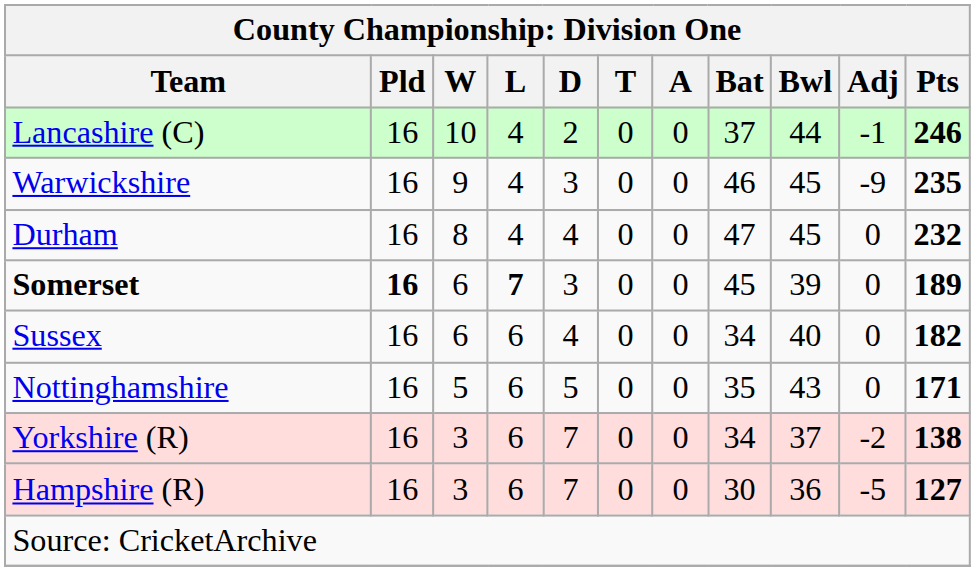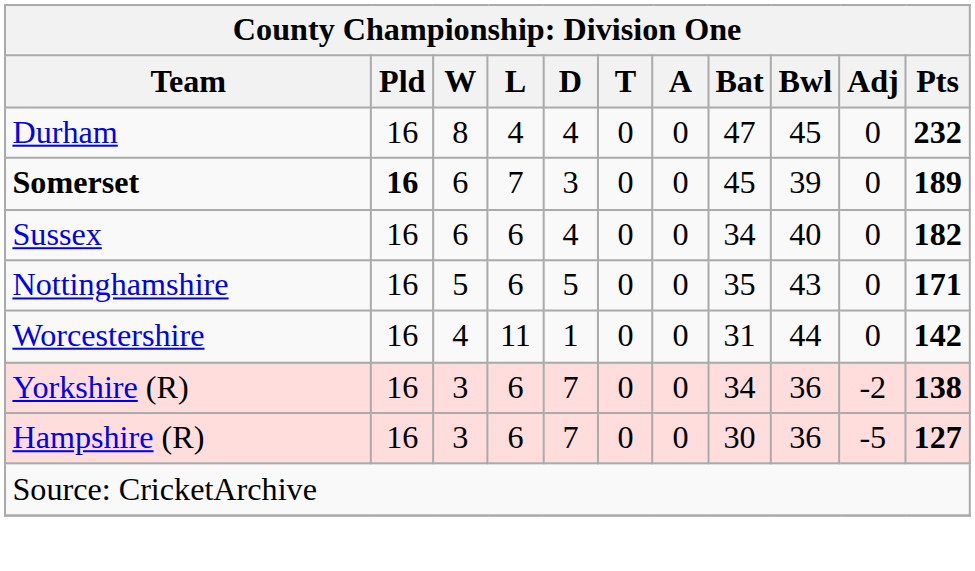- row: (108, 132)
- row: (101, 183)
(515, 285) bold -> (515, 183) normal
+ row: (108, 336)
(805, 438) 37 -> (805, 387) 36
